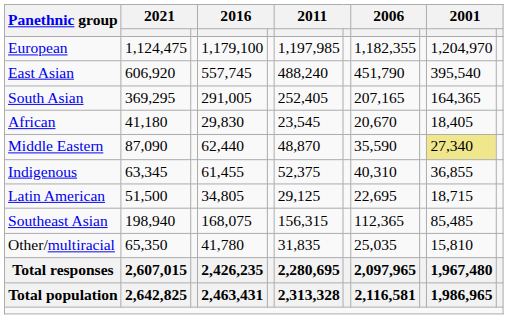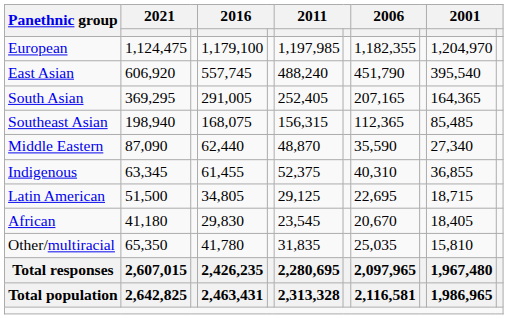rows swapped: (58, 220) <-> (32, 122)
(452, 147) khaki background -> (452, 147) no background
